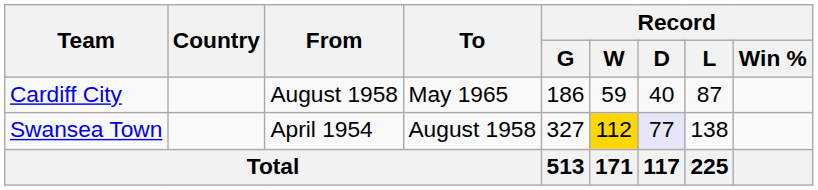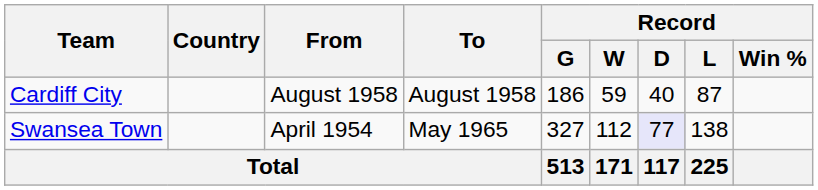(458, 94) May 1965 -> (472, 94) August 1958
(472, 130) August 1958 -> (458, 130) May 1965
(614, 130) gold background -> (614, 130) no background
